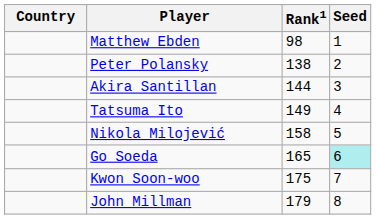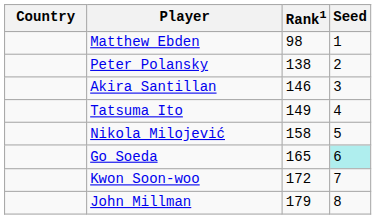(298, 88) 144 -> (298, 88) 146
(298, 180) 175 -> (298, 180) 172
